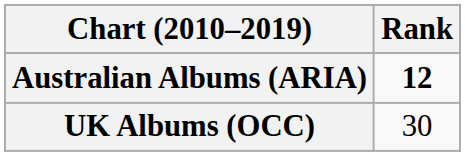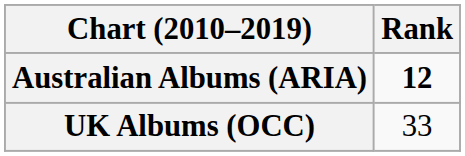(417, 126) 30 -> (417, 126) 33
